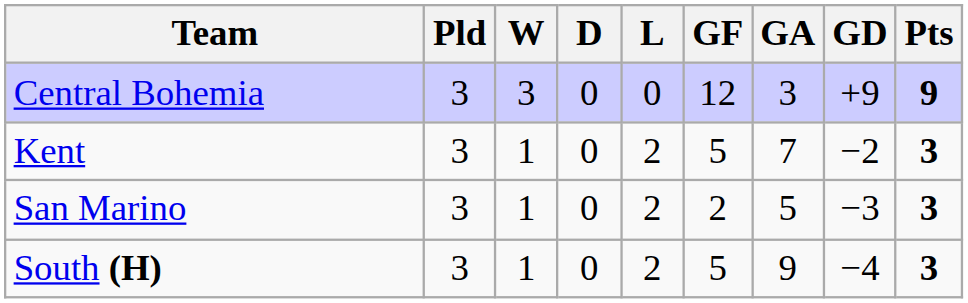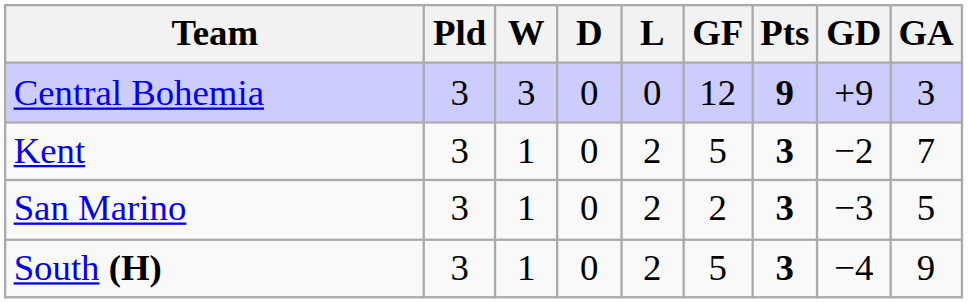columns swapped: (788, 33) <-> (929, 33)
